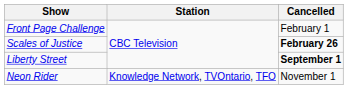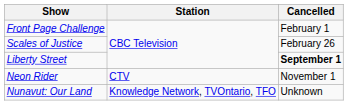(309, 44) bold -> (308, 44) normal
(193, 76) Knowledge Network, TVOntario, TFO -> (119, 76) CTV
+ row: (49, 92)
